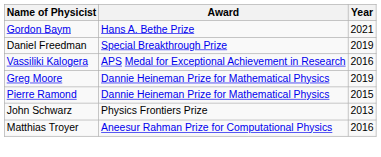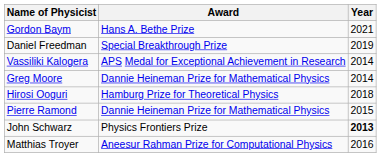(362, 62) 2016 -> (362, 62) 2014
(362, 78) 2019 -> (362, 78) 2014
+ row: (37, 95)
(362, 111) normal -> (362, 128) bold
